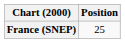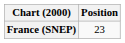(100, 30) 25 -> (100, 30) 23
